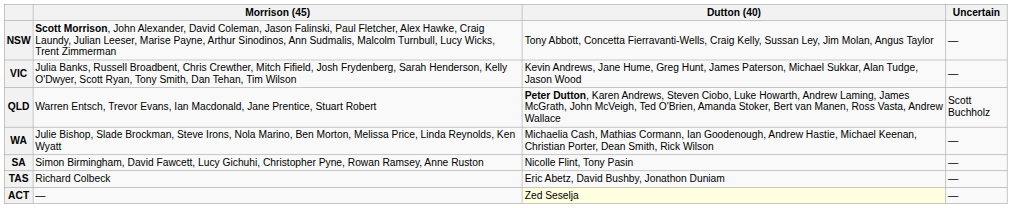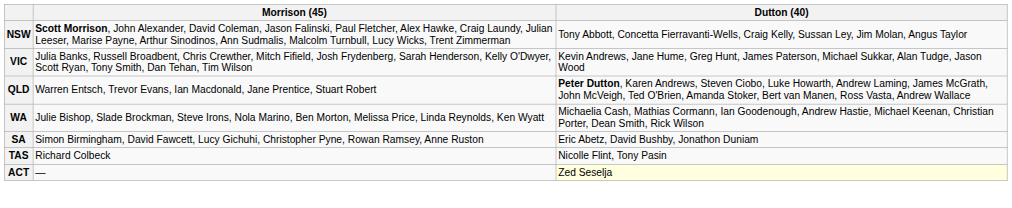- column: (976, 12)
(579, 162) Nicolle Flint, Tony Pasin -> (658, 139) Eric Abetz, David Bushby, Jonathon Duniam
(625, 179) Eric Abetz, David Bushby, Jonathon Duniam -> (612, 156) Nicolle Flint, Tony Pasin
